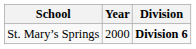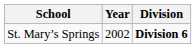(117, 33) 2000 -> (117, 33) 2002
